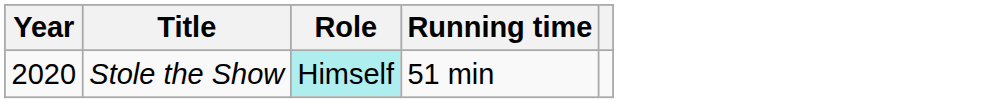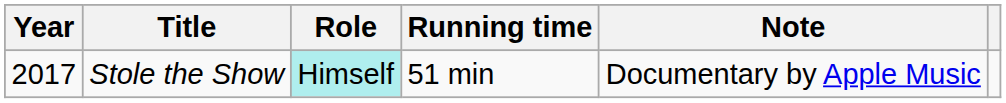+ column: (793, 27)
(44, 73) 2020 -> (44, 73) 2017
